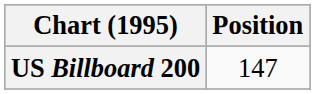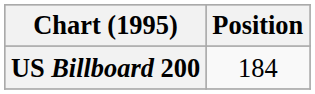(258, 67) 147 -> (258, 67) 184
